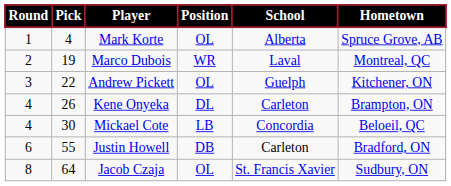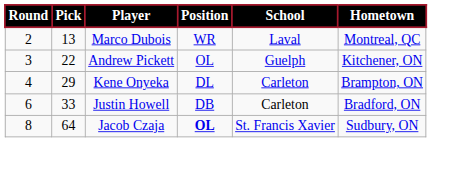- row: (131, 38)
(68, 60) 19 -> (68, 38) 13
(68, 104) 26 -> (68, 82) 29
- row: (131, 126)
(68, 148) 55 -> (68, 104) 33
(205, 169) normal -> (205, 126) bold
